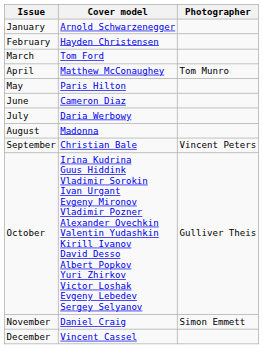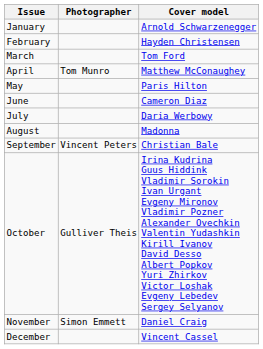columns swapped: (118, 12) <-> (218, 12)
